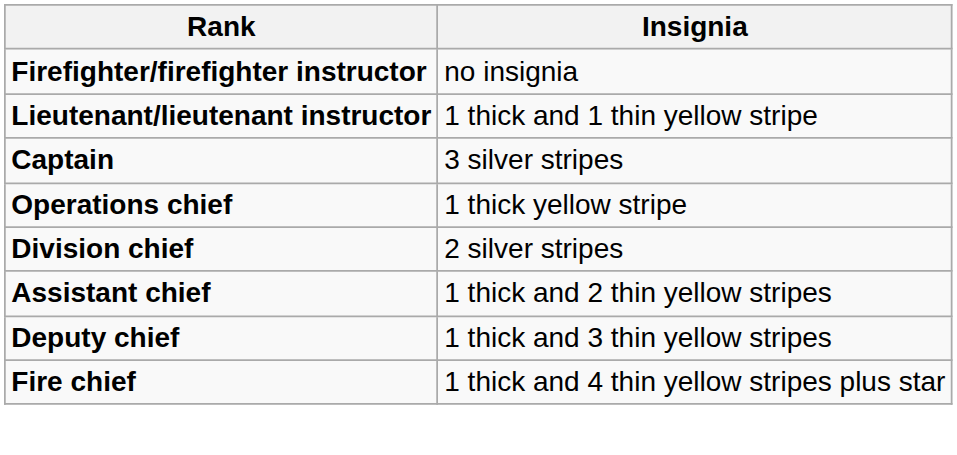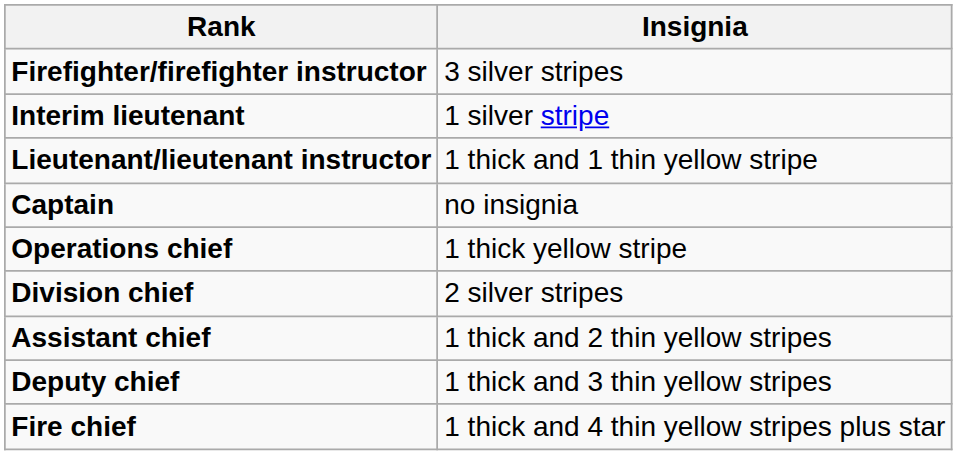(511, 71) no insignia -> (534, 71) 3 silver stripes
+ row: (128, 115)
(534, 159) 3 silver stripes -> (511, 204) no insignia
